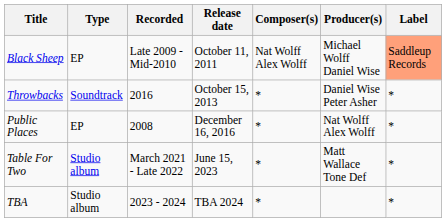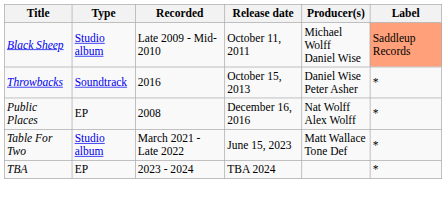- column: (287, 20)
(77, 57) EP -> (90, 44) Studio album
(85, 202) Studio album -> (81, 169) EP
